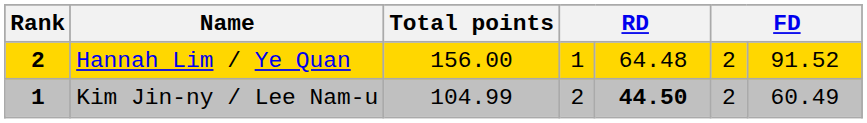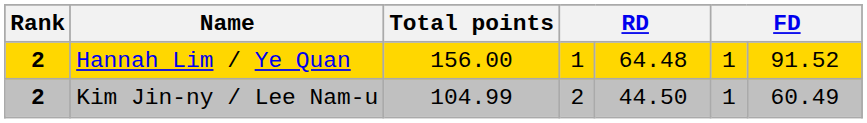(729, 61) 2 -> (729, 61) 1
(38, 98) 1 -> (38, 98) 2
(653, 98) bold -> (653, 98) normal
(729, 98) 2 -> (729, 98) 1
